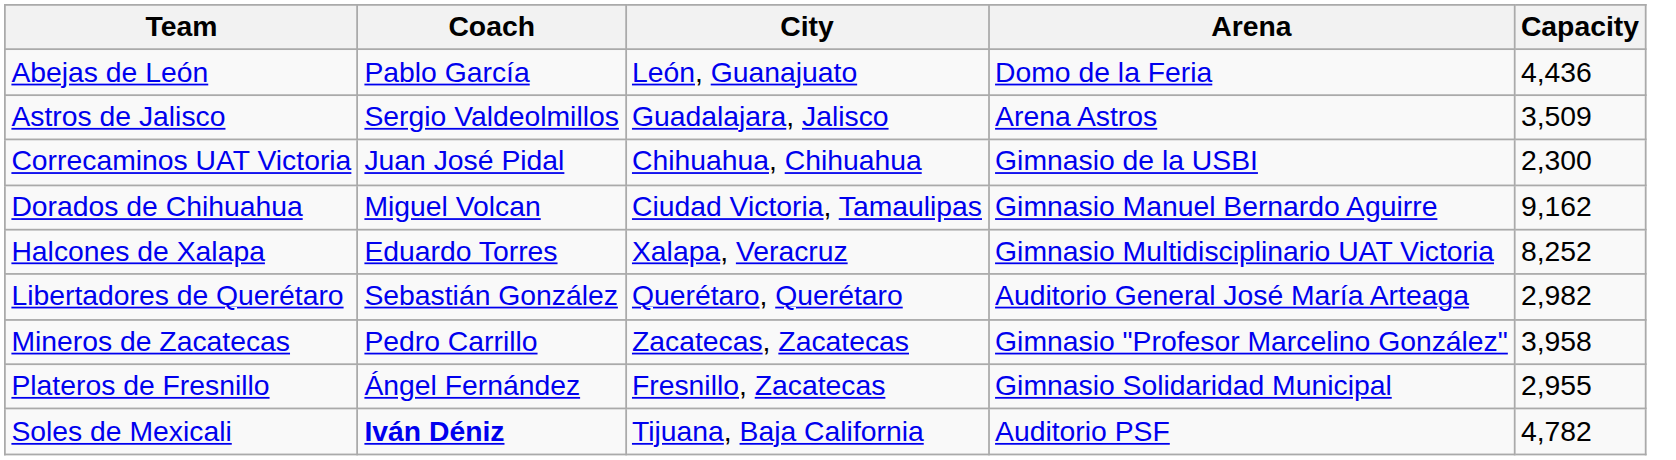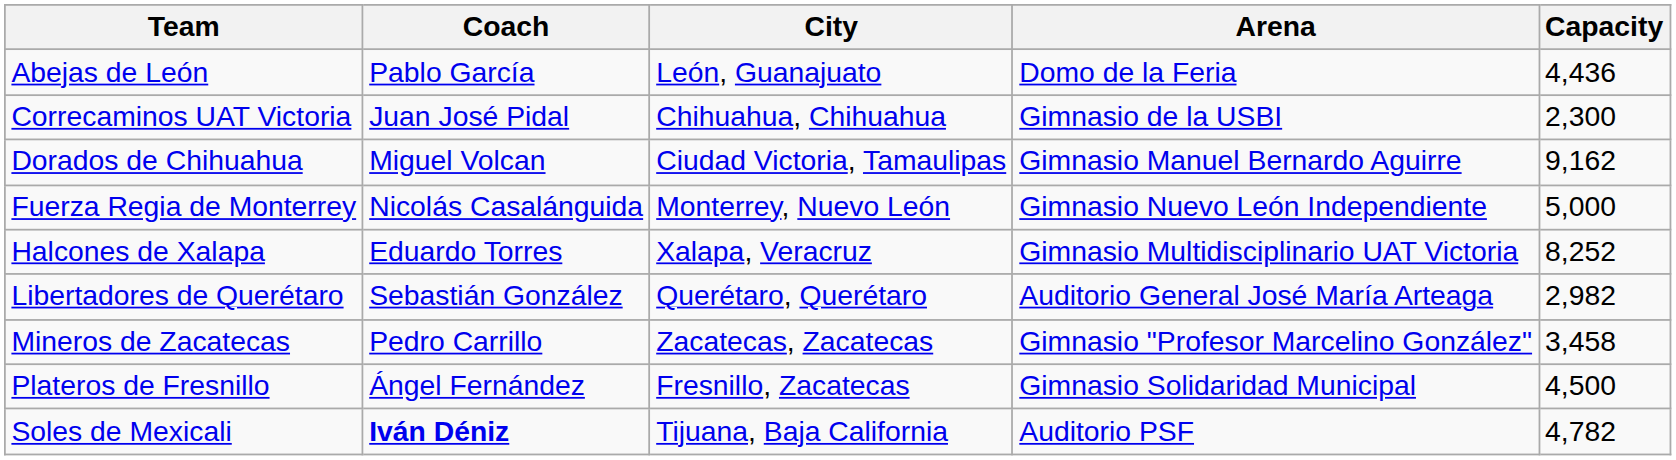- row: (118, 116)
+ row: (184, 206)
(1556, 341) 3,958 -> (1581, 341) 3,458
(1556, 386) 2,955 -> (1581, 386) 4,500
